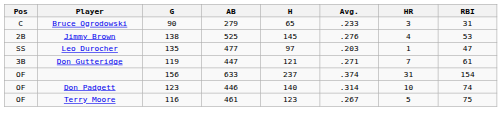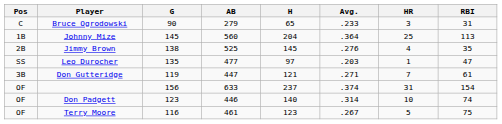+ row: (90, 36)
(468, 36) 53 -> (468, 49) 35
